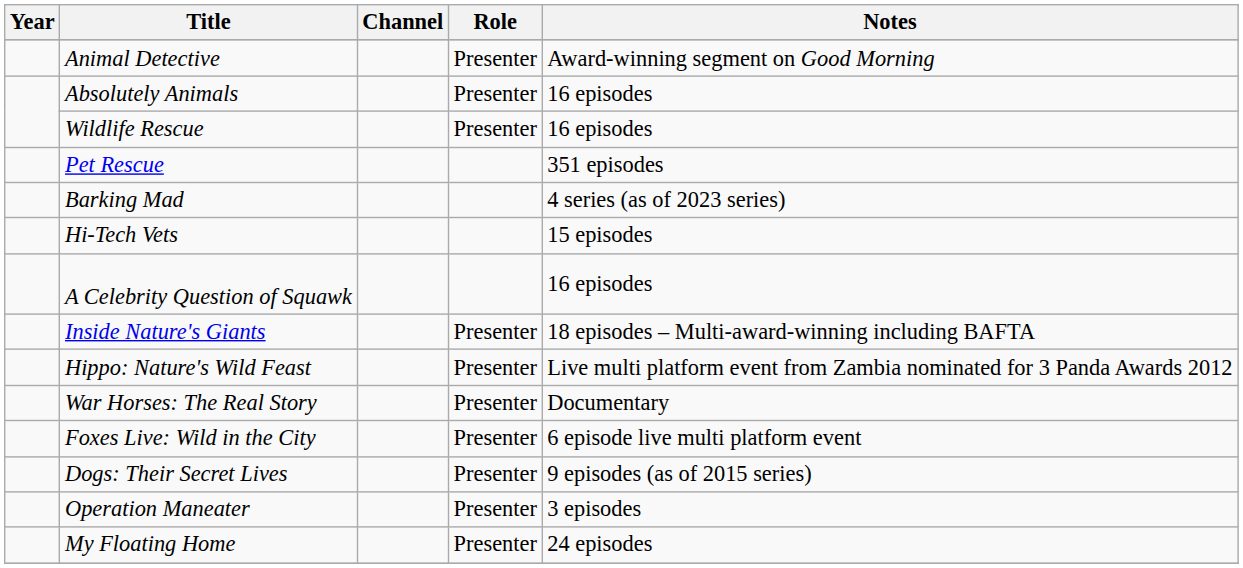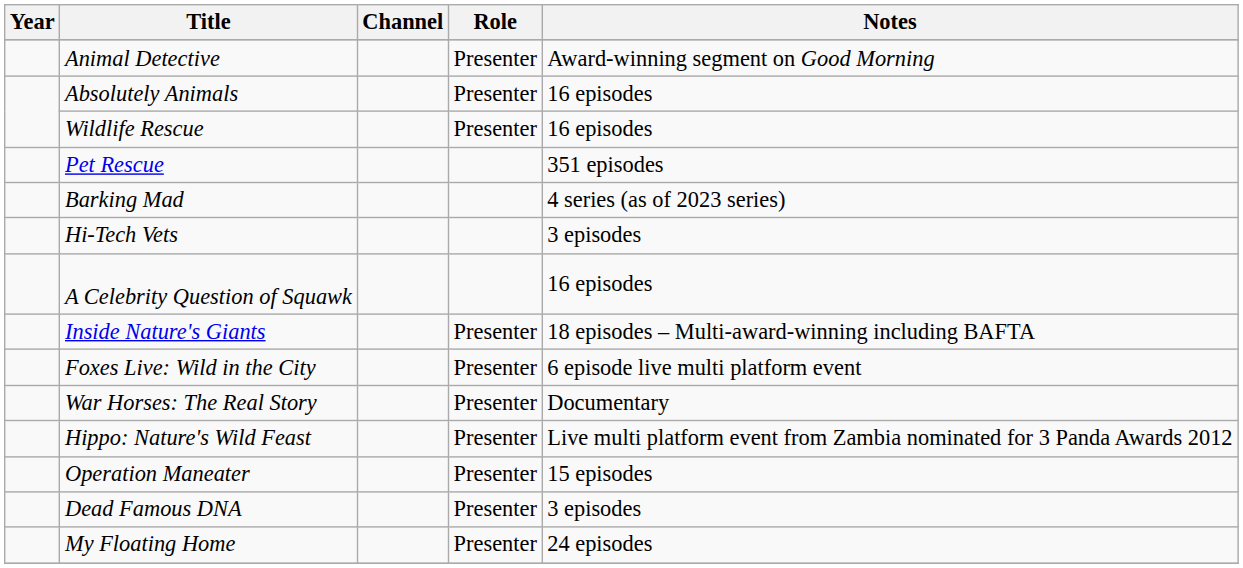(600, 235) 15 episodes -> (594, 235) 3 episodes
rows swapped: (188, 367) <-> (190, 438)
- row: (176, 473)
(594, 509) 3 episodes -> (600, 473) 15 episodes
+ row: (153, 509)
